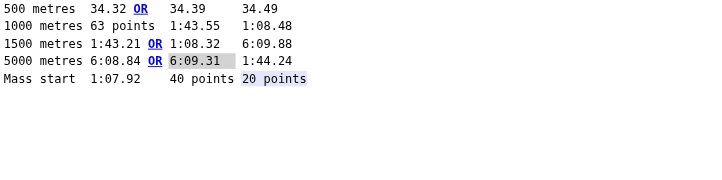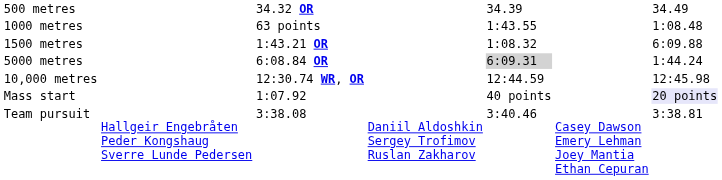+ row: (51, 79)
+ row: (47, 114)
